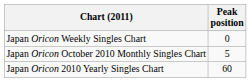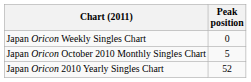(227, 69) 60 -> (227, 69) 52
